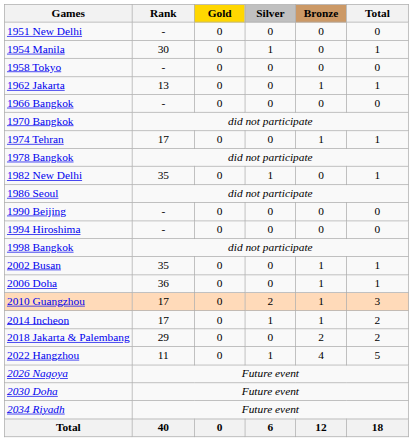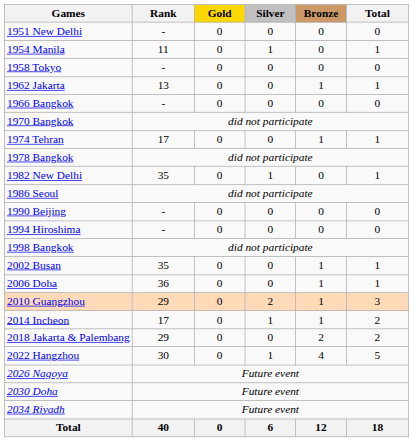(163, 49) 30 -> (163, 49) 11
(163, 301) 17 -> (163, 301) 29
(163, 355) 11 -> (163, 355) 30
